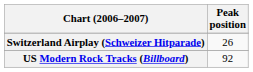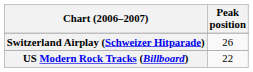(228, 59) 92 -> (228, 59) 22
